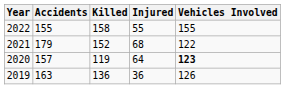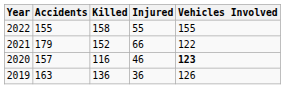(138, 44) 68 -> (138, 44) 66
(101, 60) 119 -> (101, 60) 116
(138, 60) 64 -> (138, 60) 46
